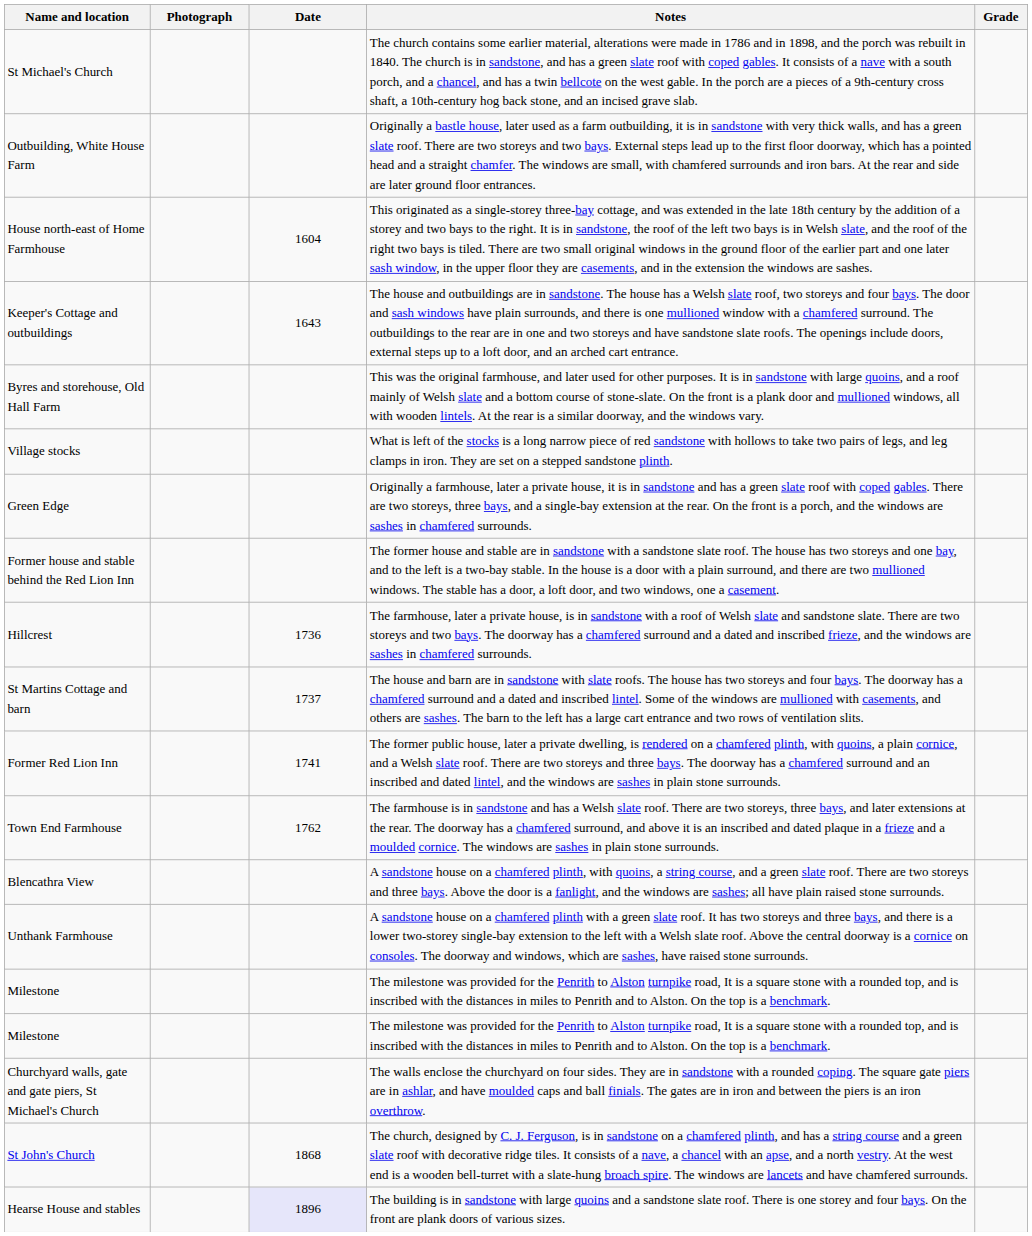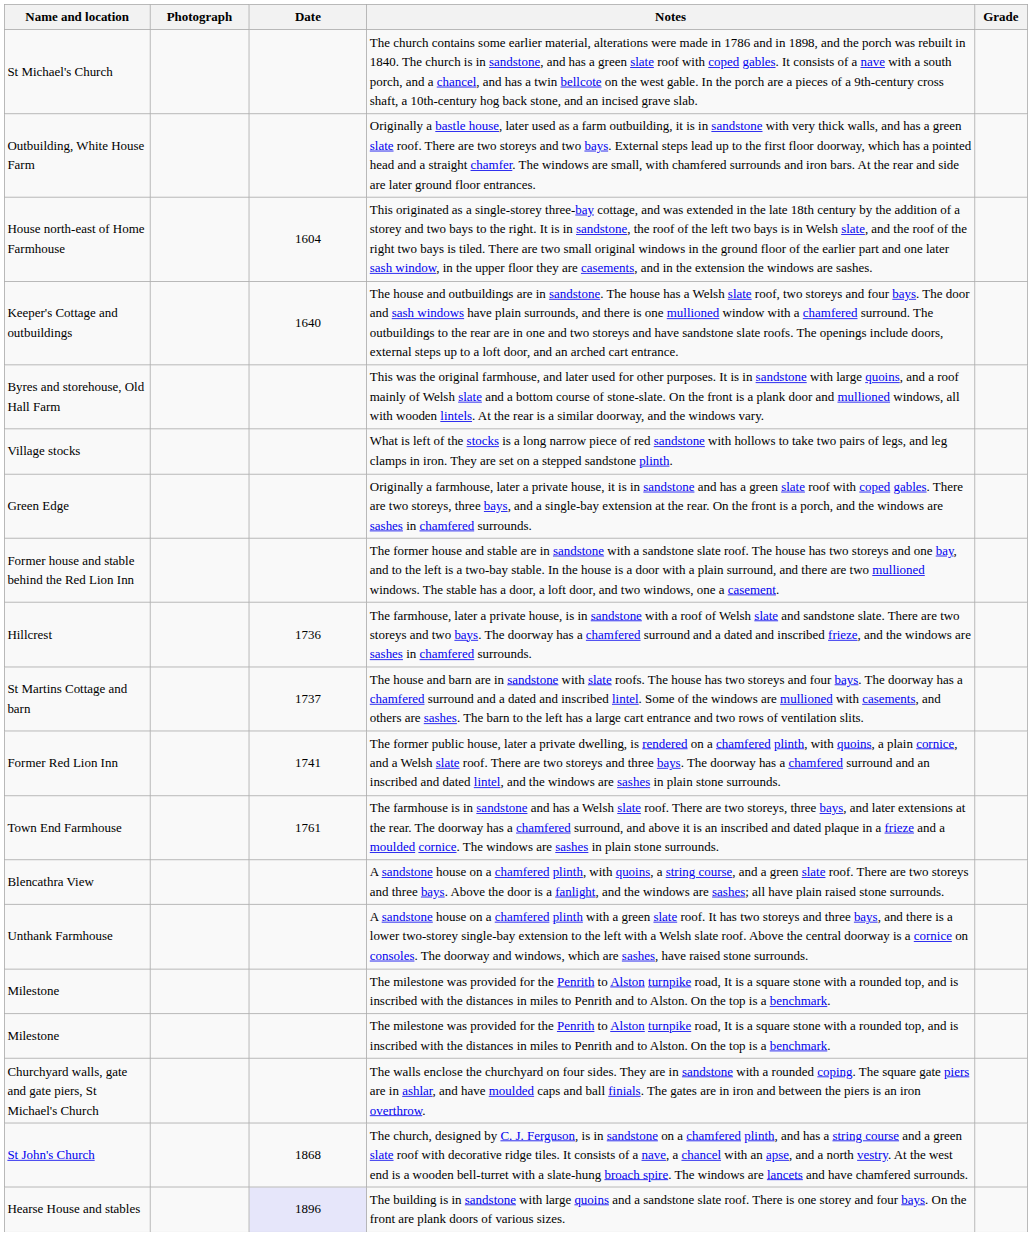(308, 322) 1643 -> (308, 322) 1640
(308, 827) 1762 -> (308, 827) 1761
